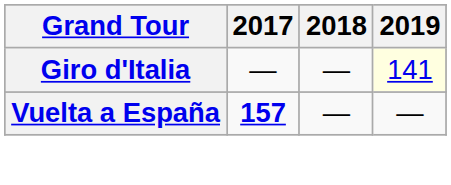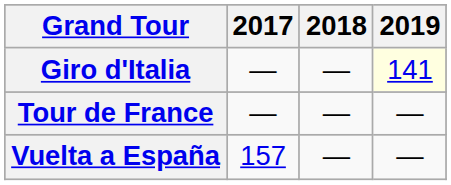+ row: (116, 112)
(263, 112) bold -> (263, 156) normal
